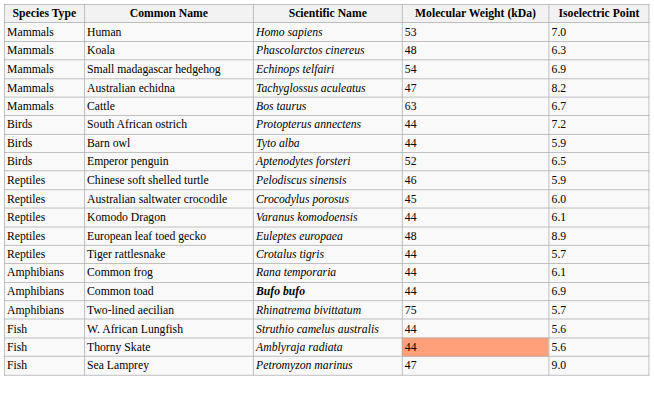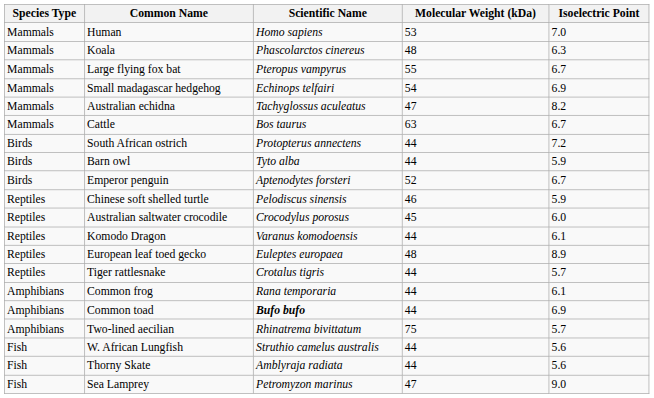+ row: (134, 69)
(559, 161) 6.5 -> (559, 180) 6.7
(411, 347) lightsalmon background -> (411, 365) no background
